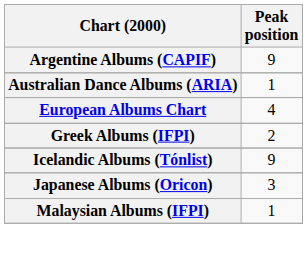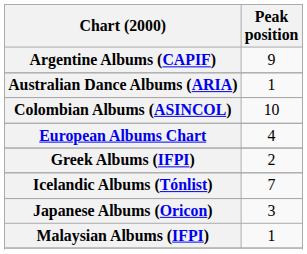+ row: (123, 110)
(272, 160) 9 -> (272, 185) 7
